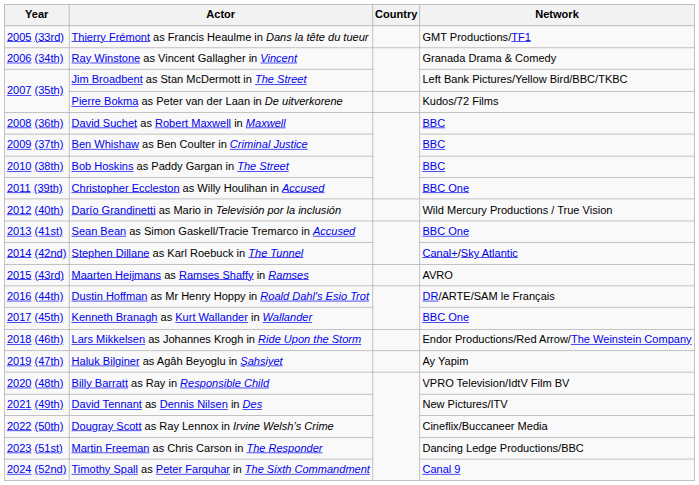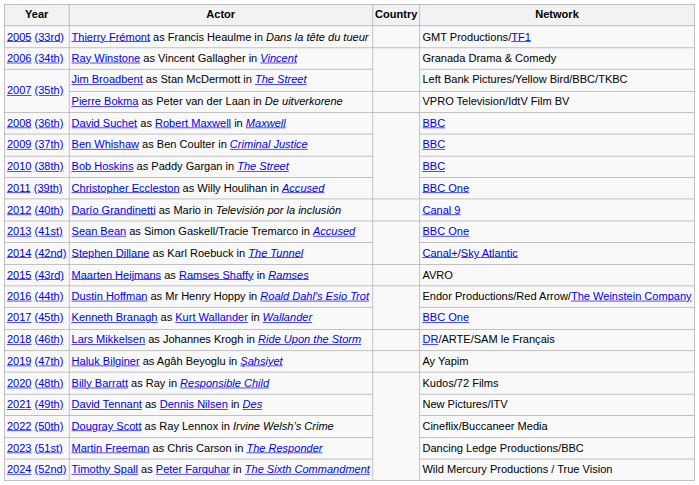(460, 101) Kudos/72 Films -> (496, 101) VPRO Television/IdtV Film BV
(517, 210) Wild Mercury Productions / True Vision -> (441, 210) Canal 9
(489, 296) DR/ARTE/SAM le Français -> (557, 296) Endor Productions/Red Arrow/The Weinstein Company
(557, 340) Endor Productions/Red Arrow/The Weinstein Company -> (489, 340) DR/ARTE/SAM le Français
(496, 383) VPRO Television/IdtV Film BV -> (460, 383) Kudos/72 Films
(441, 469) Canal 9 -> (517, 469) Wild Mercury Productions / True Vision
